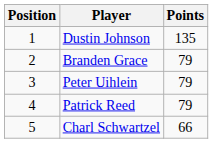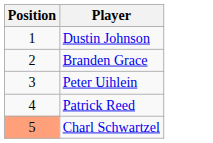- column: (185, 15)
(32, 127) no background -> (32, 127) lightsalmon background
